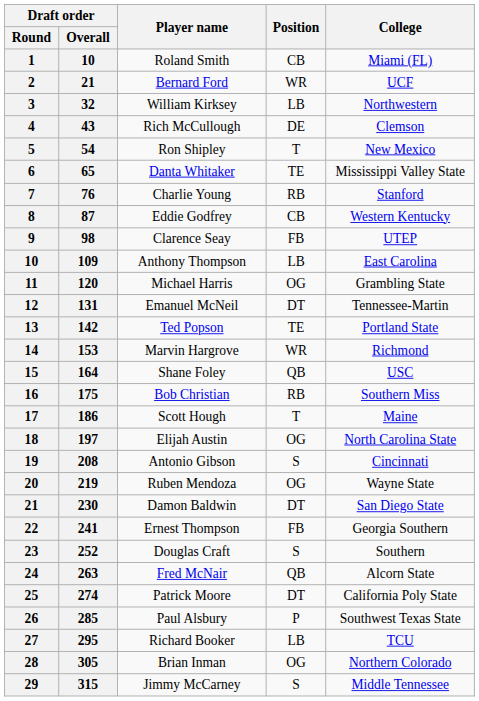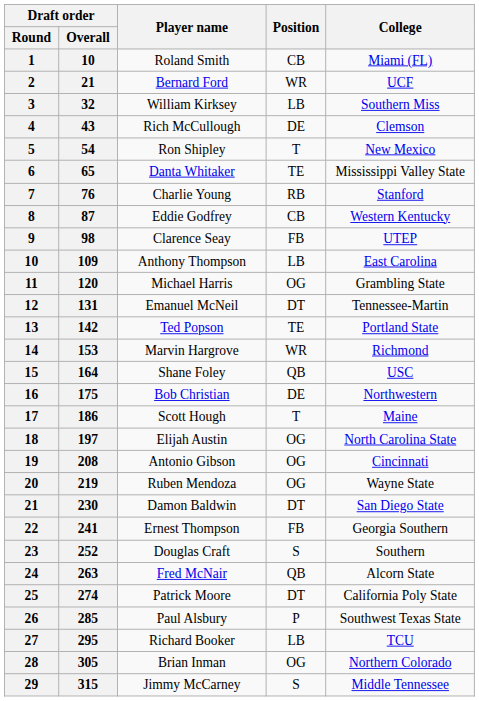(400, 105) Northwestern -> (400, 105) Southern Miss
(296, 395) RB -> (296, 395) DE
(400, 395) Southern Miss -> (400, 395) Northwestern
(296, 461) S -> (296, 461) OG
